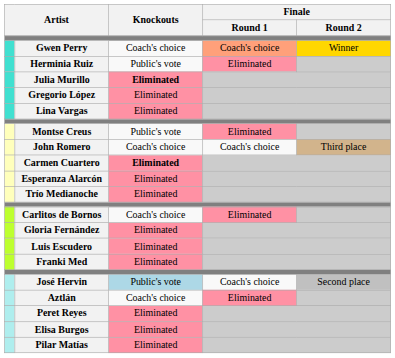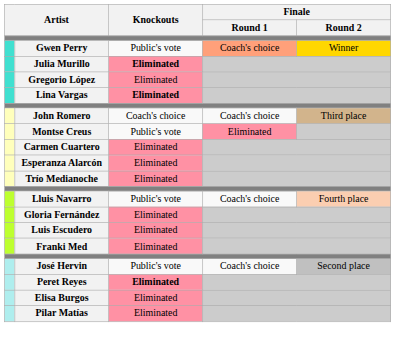(156, 48) Coach's choice -> (156, 48) Public's vote
- row: (62, 64)
(156, 111) normal -> (156, 95) bold
rows swapped: (62, 147) <-> (62, 131)
(156, 163) bold -> (156, 147) normal
+ row: (62, 199)
- row: (62, 214)
(156, 282) lightblue background -> (156, 266) no background
- row: (62, 298)
(156, 313) normal -> (156, 282) bold
